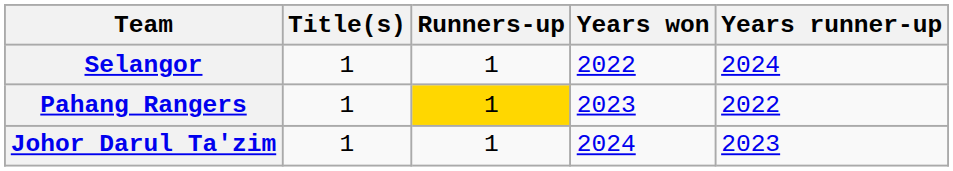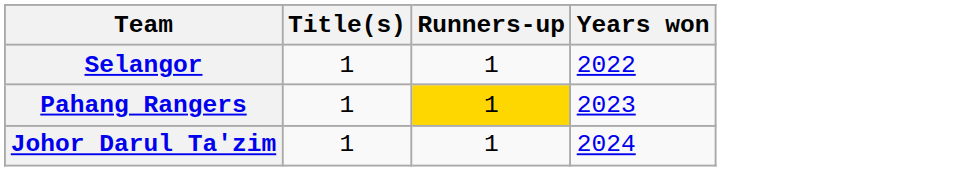- column: (832, 25)
